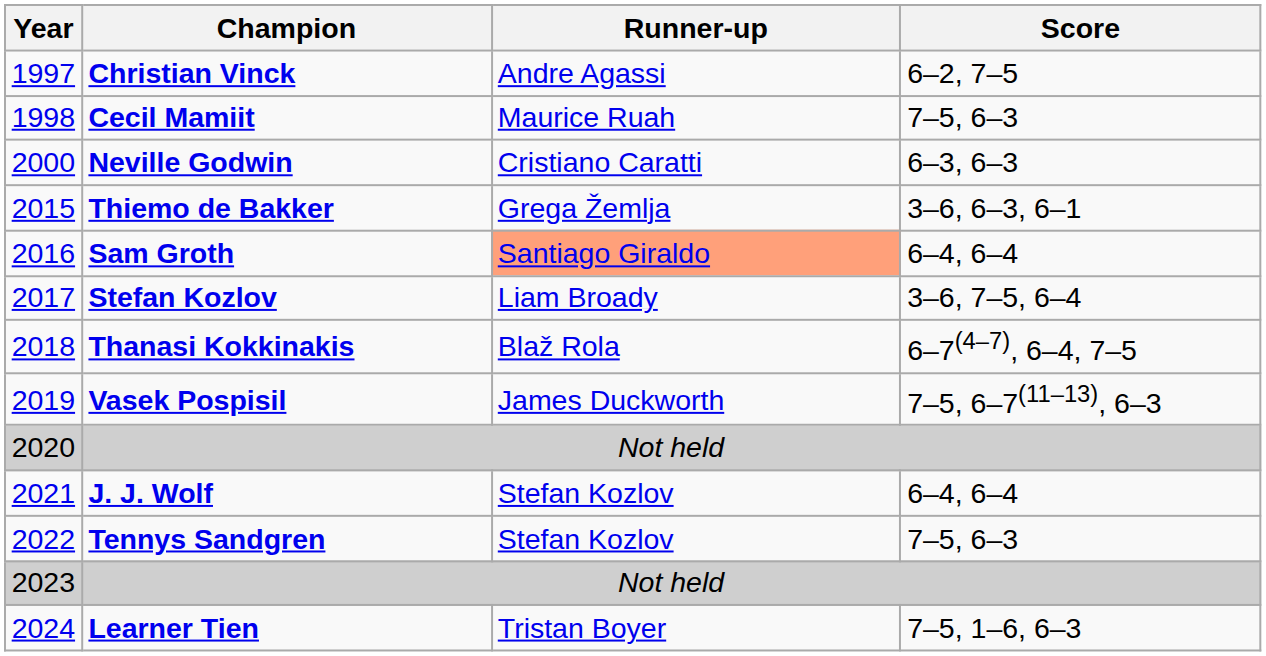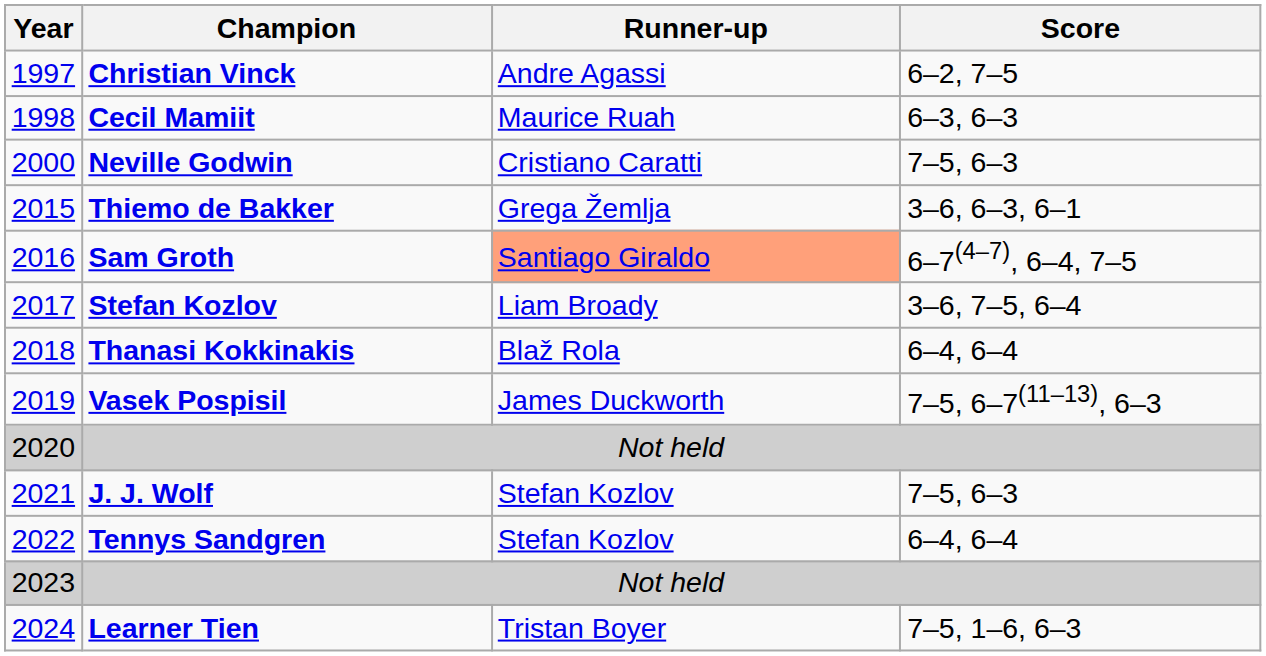(963, 118) 7–5, 6–3 -> (963, 118) 6–3, 6–3
(963, 163) 6–3, 6–3 -> (963, 163) 7–5, 6–3
(963, 253) 6–4, 6–4 -> (1022, 257) 6–7(4–7), 6–4, 7–5
(1022, 347) 6–7(4–7), 6–4, 7–5 -> (963, 351) 6–4, 6–4
(963, 493) 6–4, 6–4 -> (963, 493) 7–5, 6–3
(963, 538) 7–5, 6–3 -> (963, 538) 6–4, 6–4
